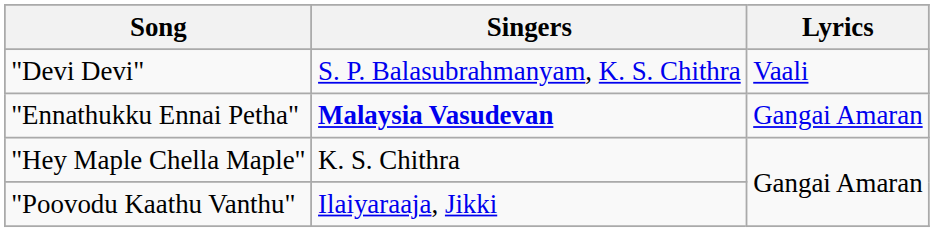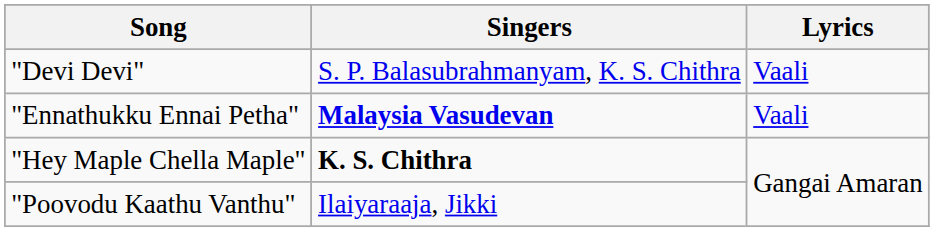(838, 115) Gangai Amaran -> (781, 115) Vaali
(389, 159) normal -> (395, 159) bold
